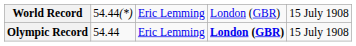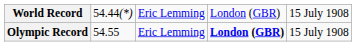(106, 31) 54.44 -> (106, 31) 54.55
